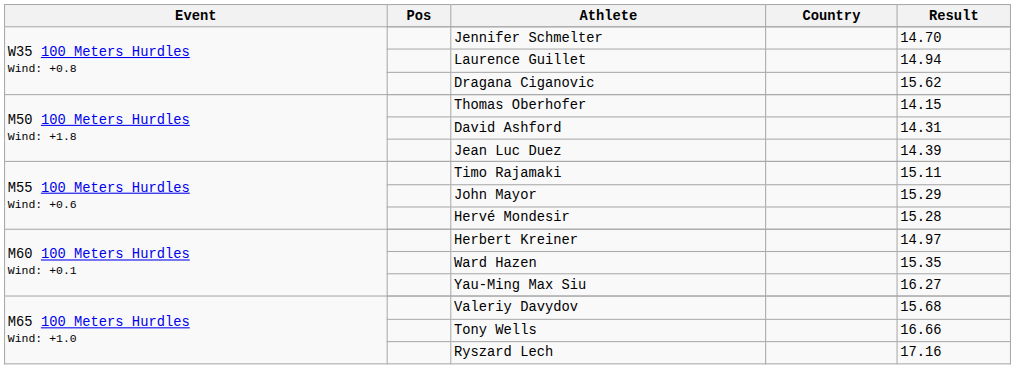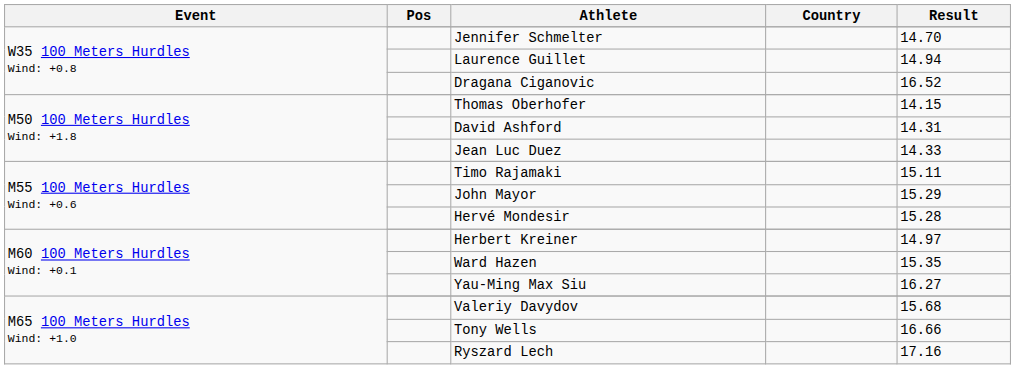(921, 83) 15.62 -> (921, 83) 16.52
(921, 151) 14.39 -> (921, 151) 14.33
